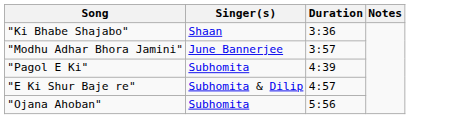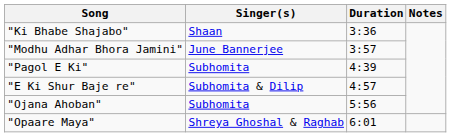+ row: (51, 123)
